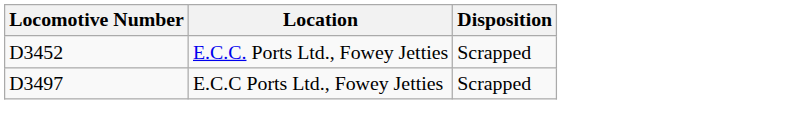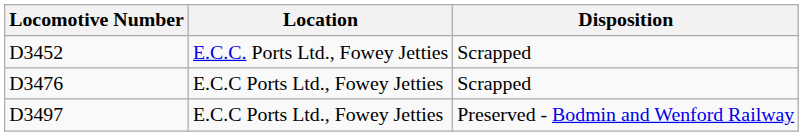+ row: (36, 83)
(494, 83) Scrapped -> (626, 114) Preserved - Bodmin and Wenford Railway
